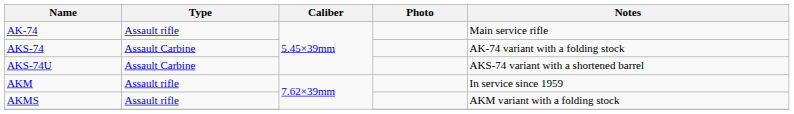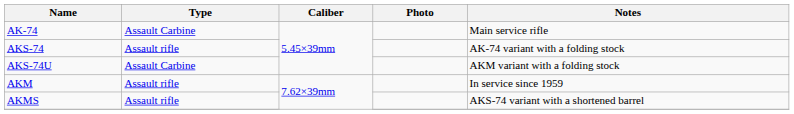(152, 30) Assault rifle -> (160, 30) Assault Carbine
(160, 48) Assault Carbine -> (152, 48) Assault rifle
(557, 65) AKS-74 variant with a shortened barrel -> (545, 65) AKM variant with a folding stock
(545, 100) AKM variant with a folding stock -> (557, 100) AKS-74 variant with a shortened barrel
